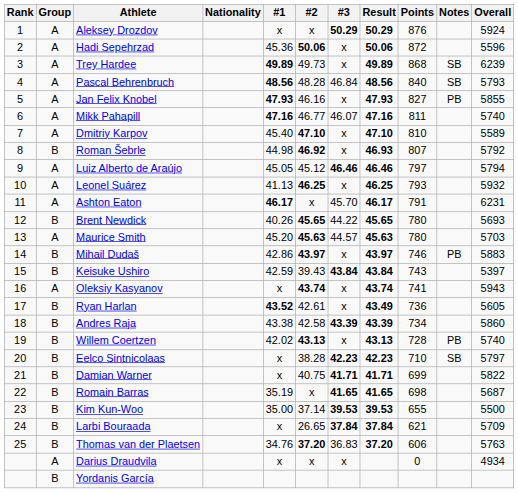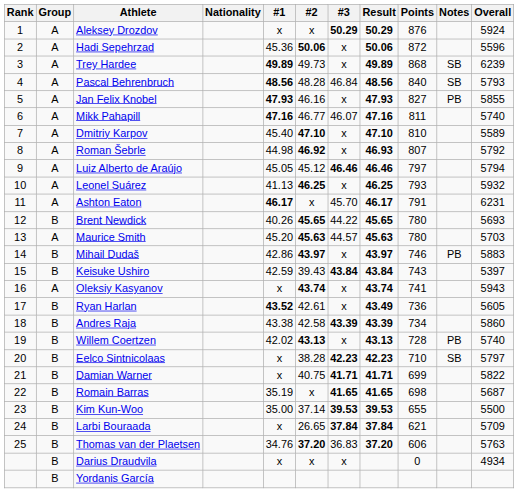(55, 151) B -> (55, 151) A
(55, 461) A -> (55, 461) B
